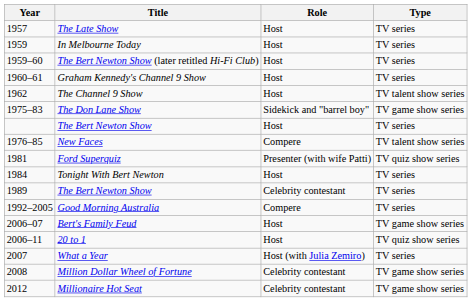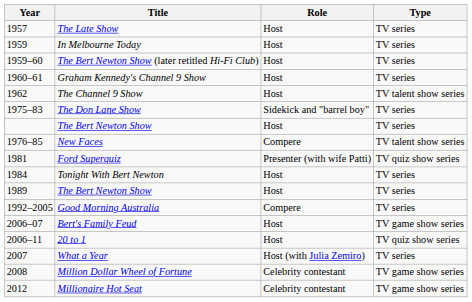(420, 110) TV game show series -> (395, 110) TV series
(304, 191) Celebrity contestant -> (273, 191) Host
